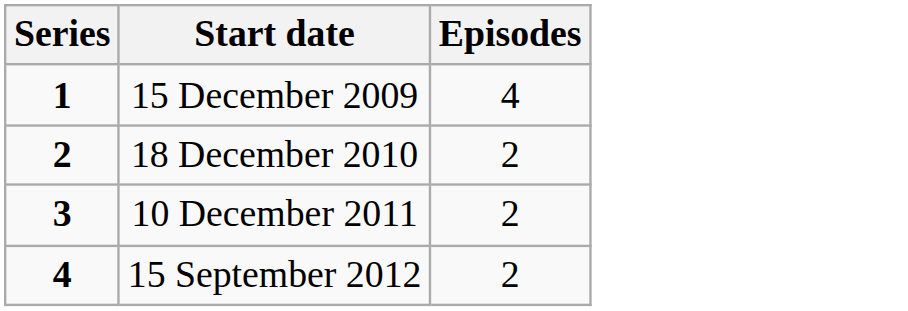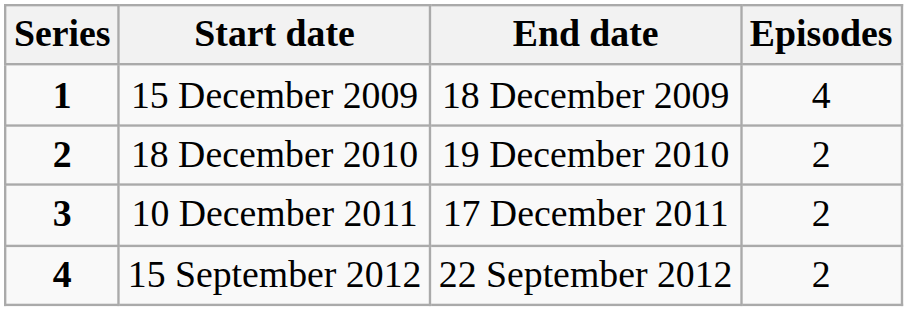+ column: (586, 34)
